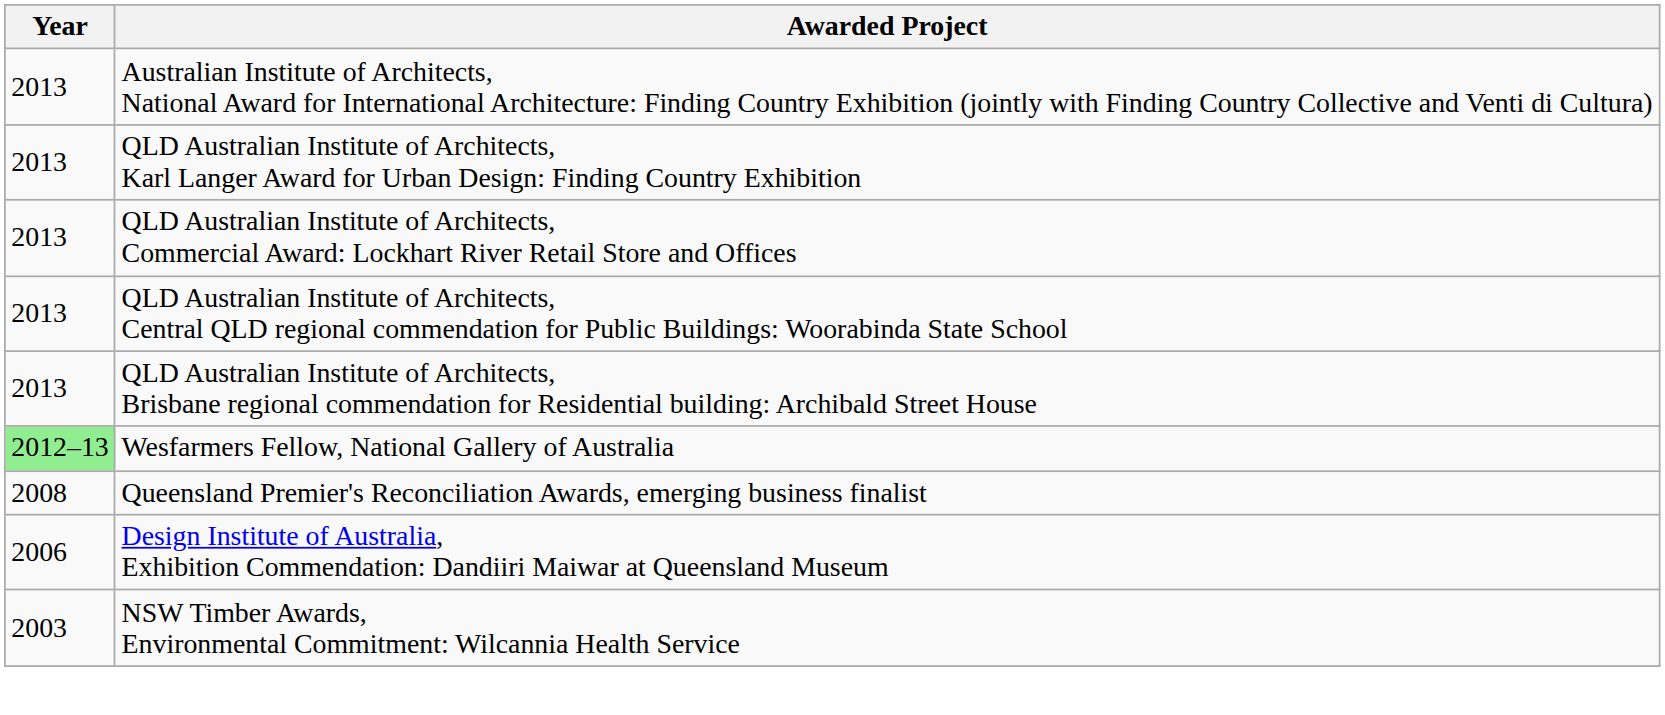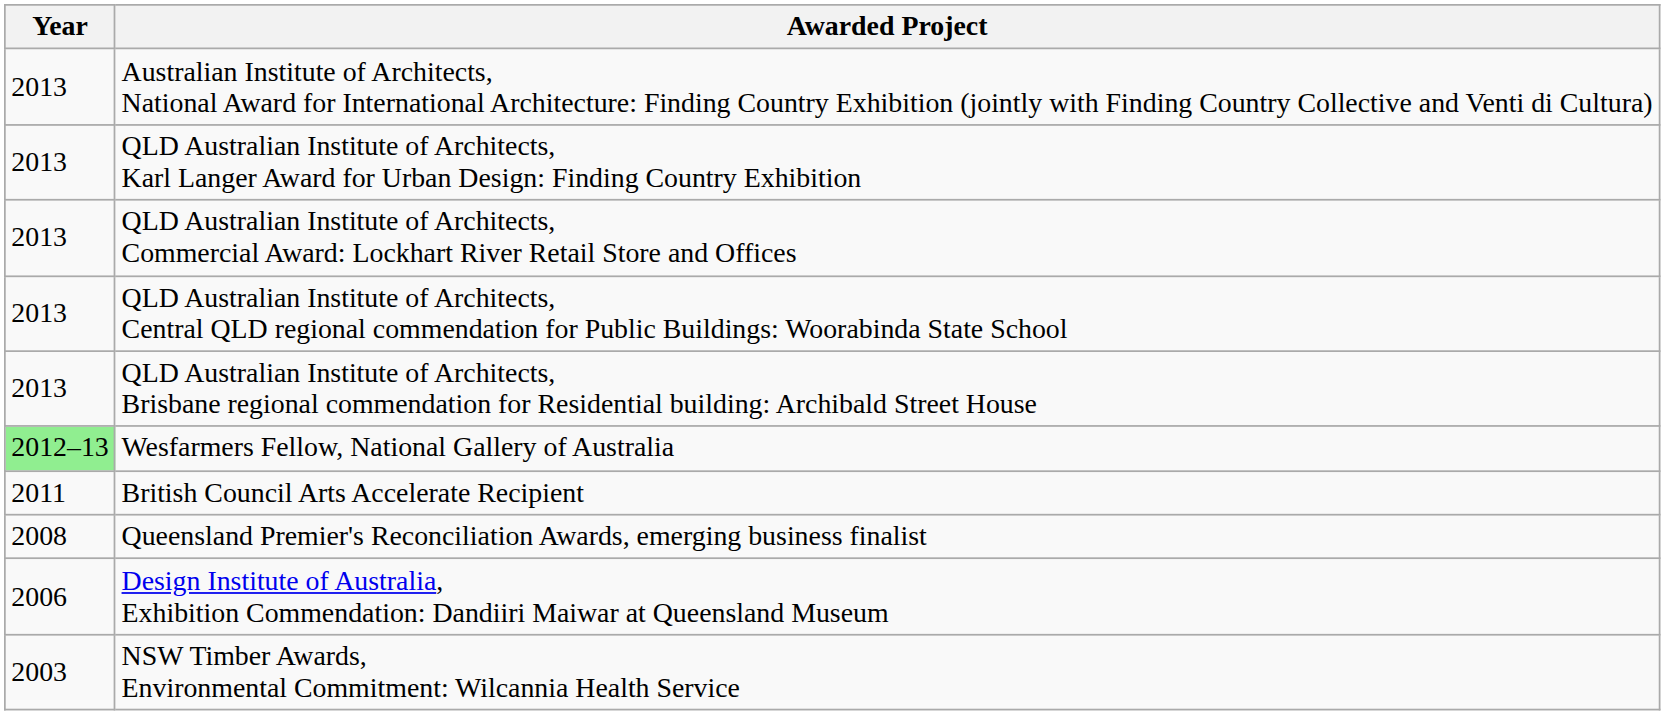+ row: (353, 492)
